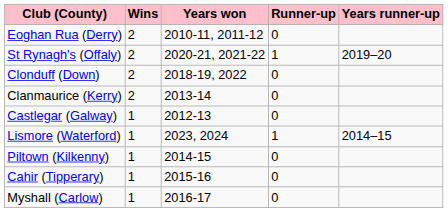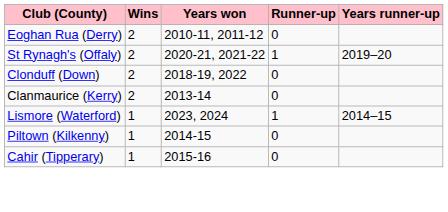- row: (62, 116)
- row: (55, 197)
